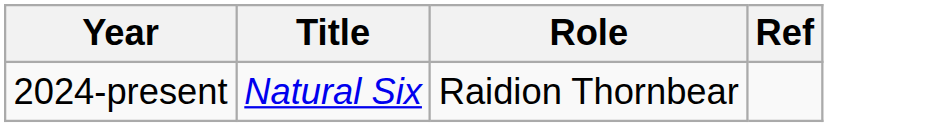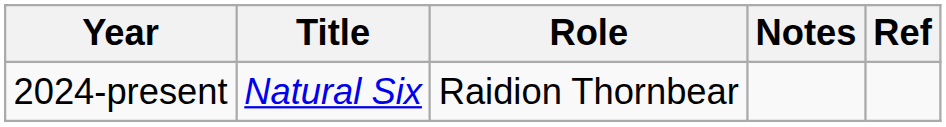+ column: (806, 33)
